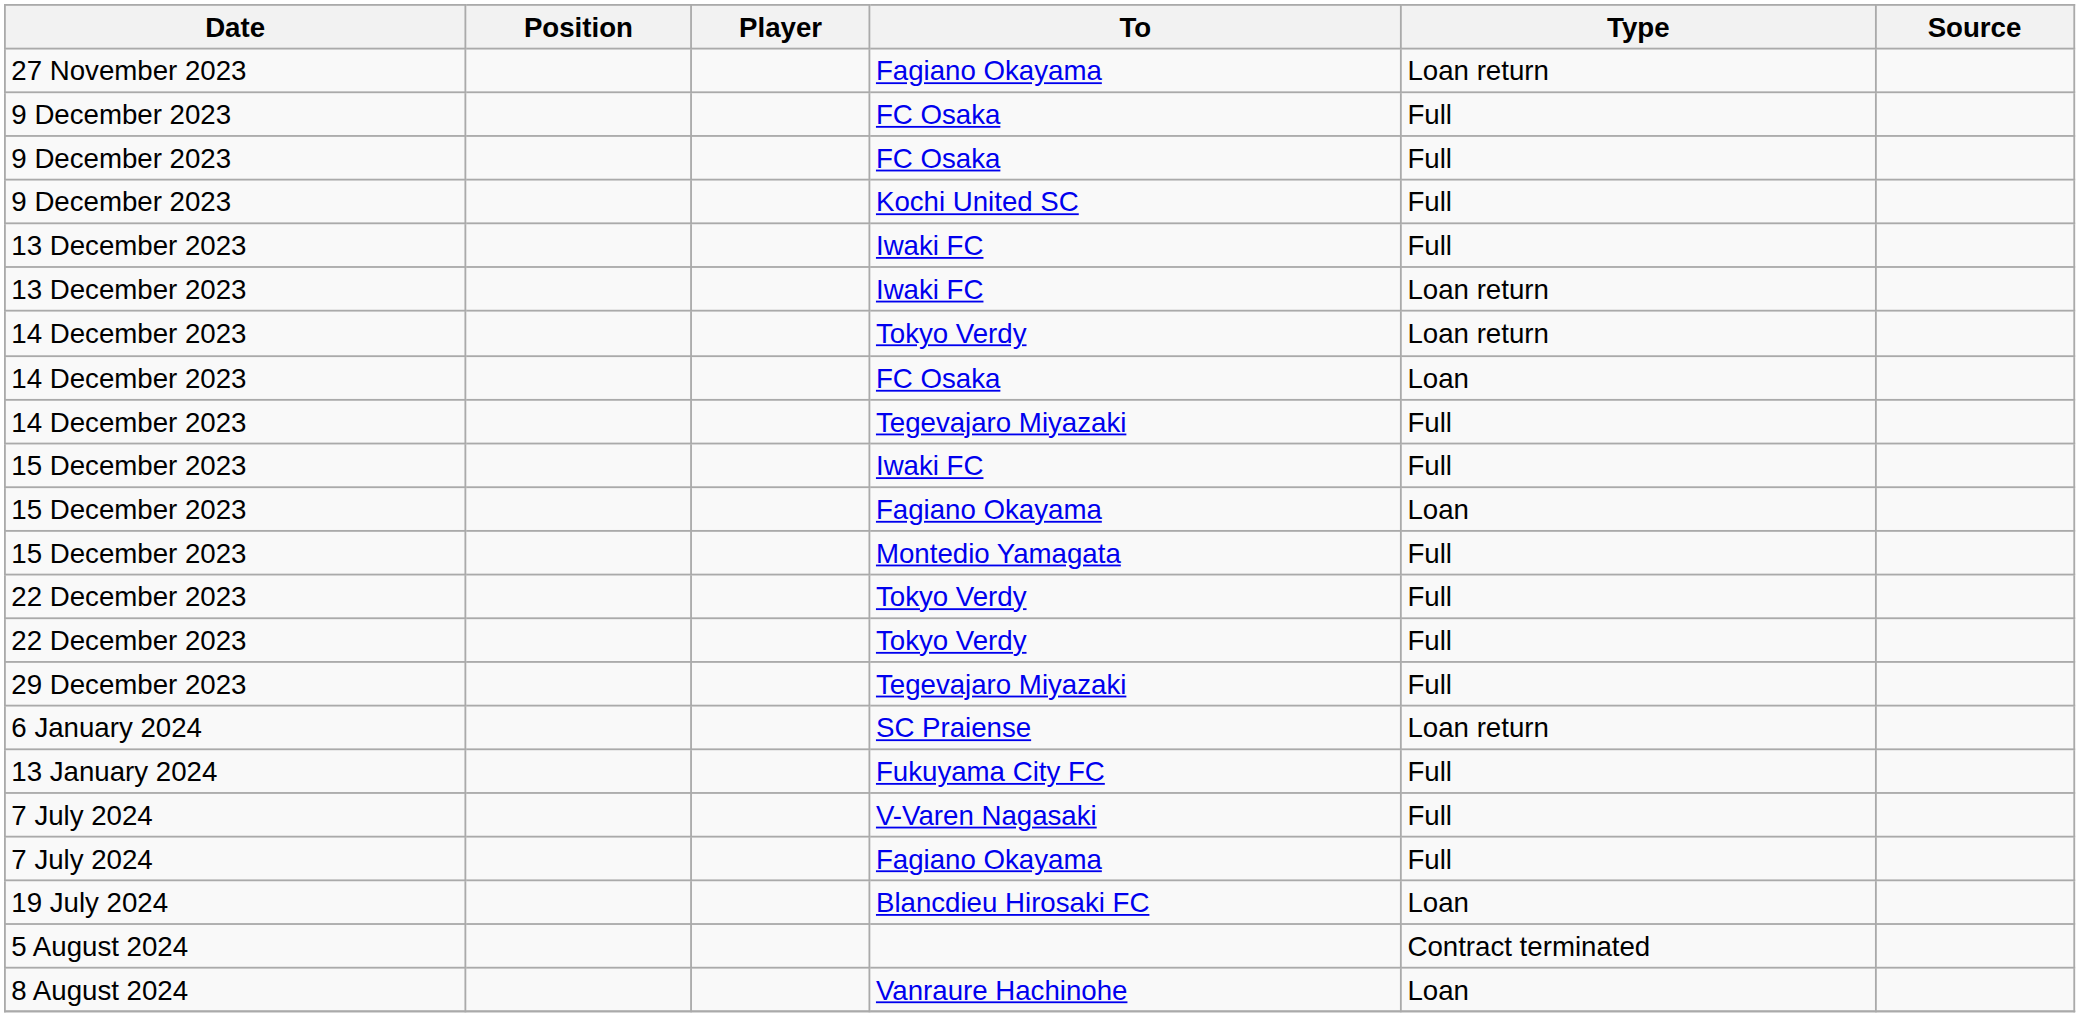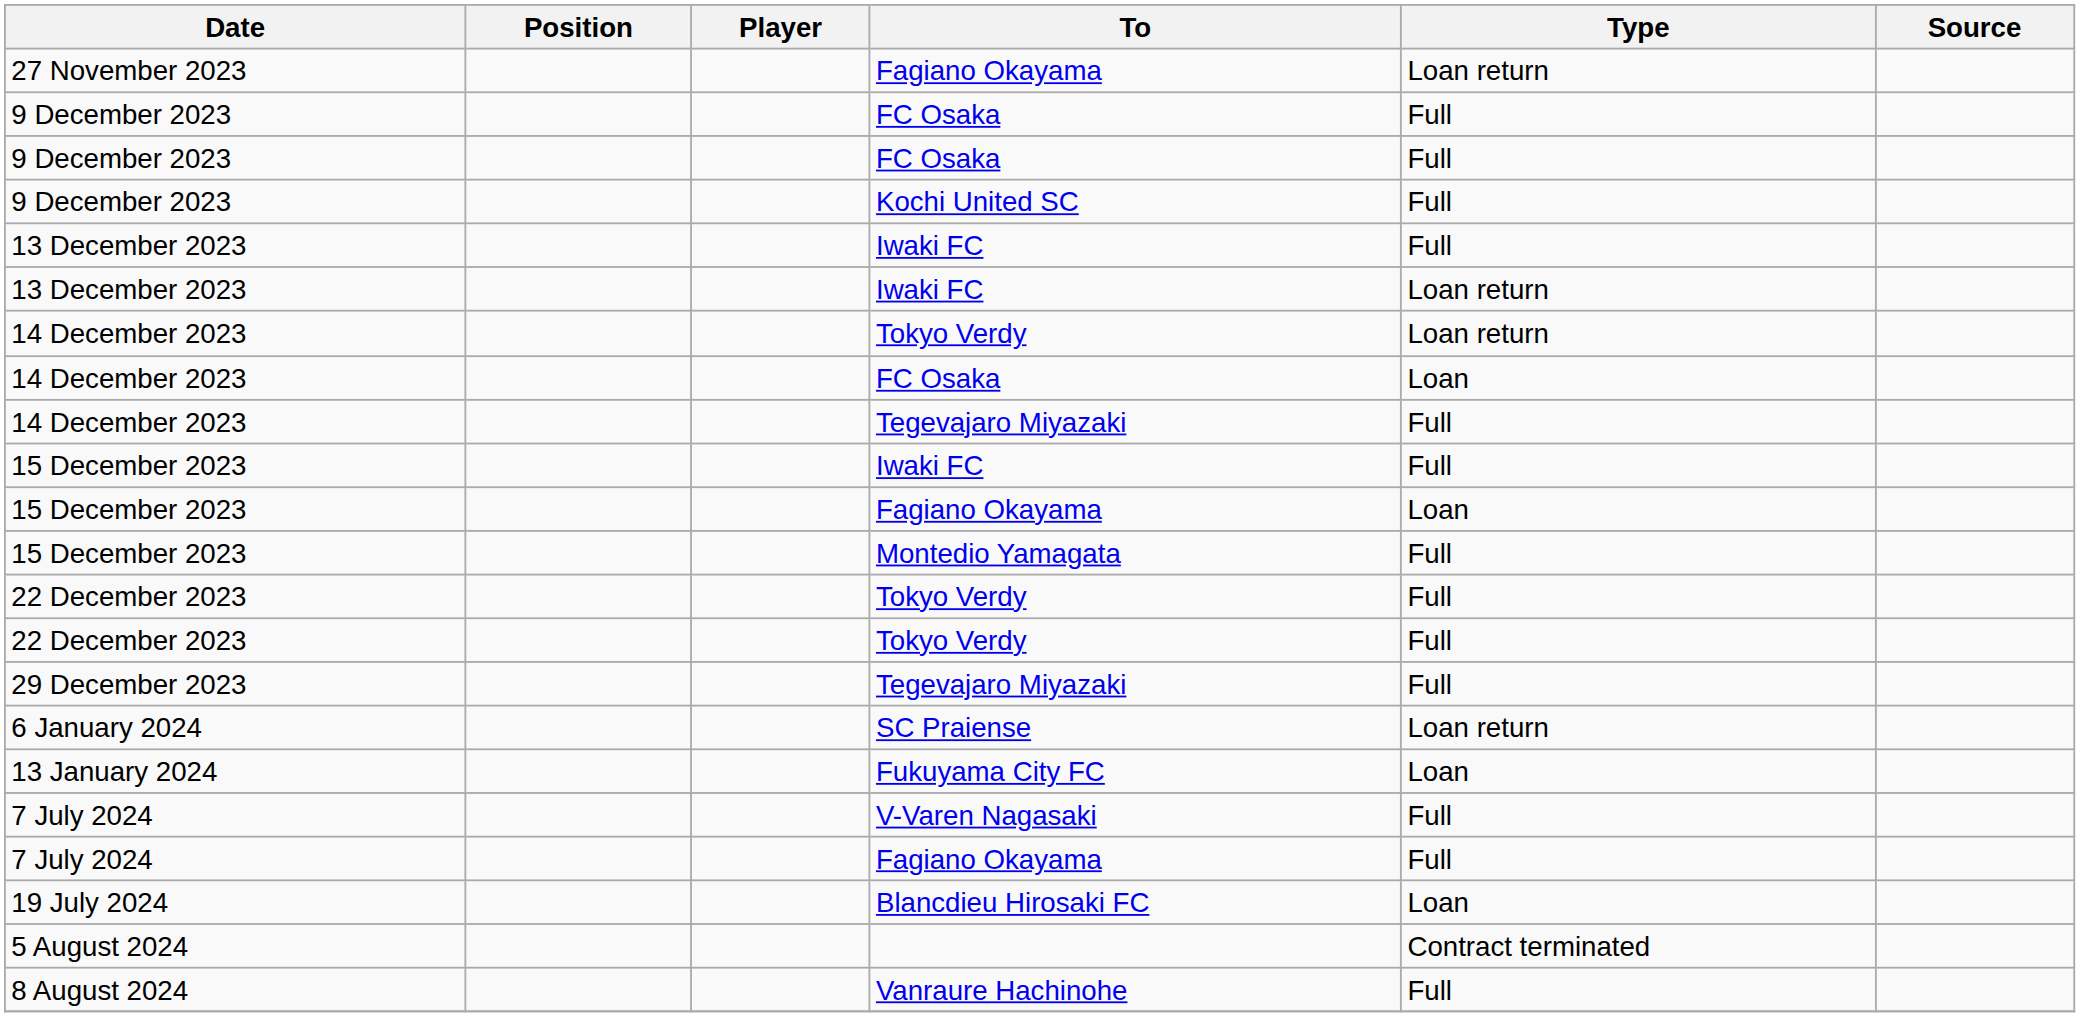(1430, 771) Full -> (1438, 771) Loan
(1438, 990) Loan -> (1430, 990) Full
